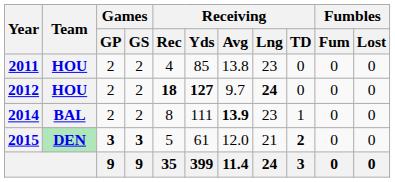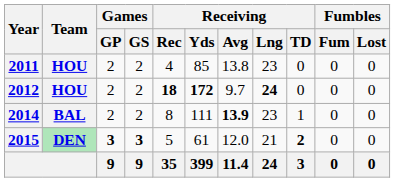(202, 90) 127 -> (202, 90) 172
